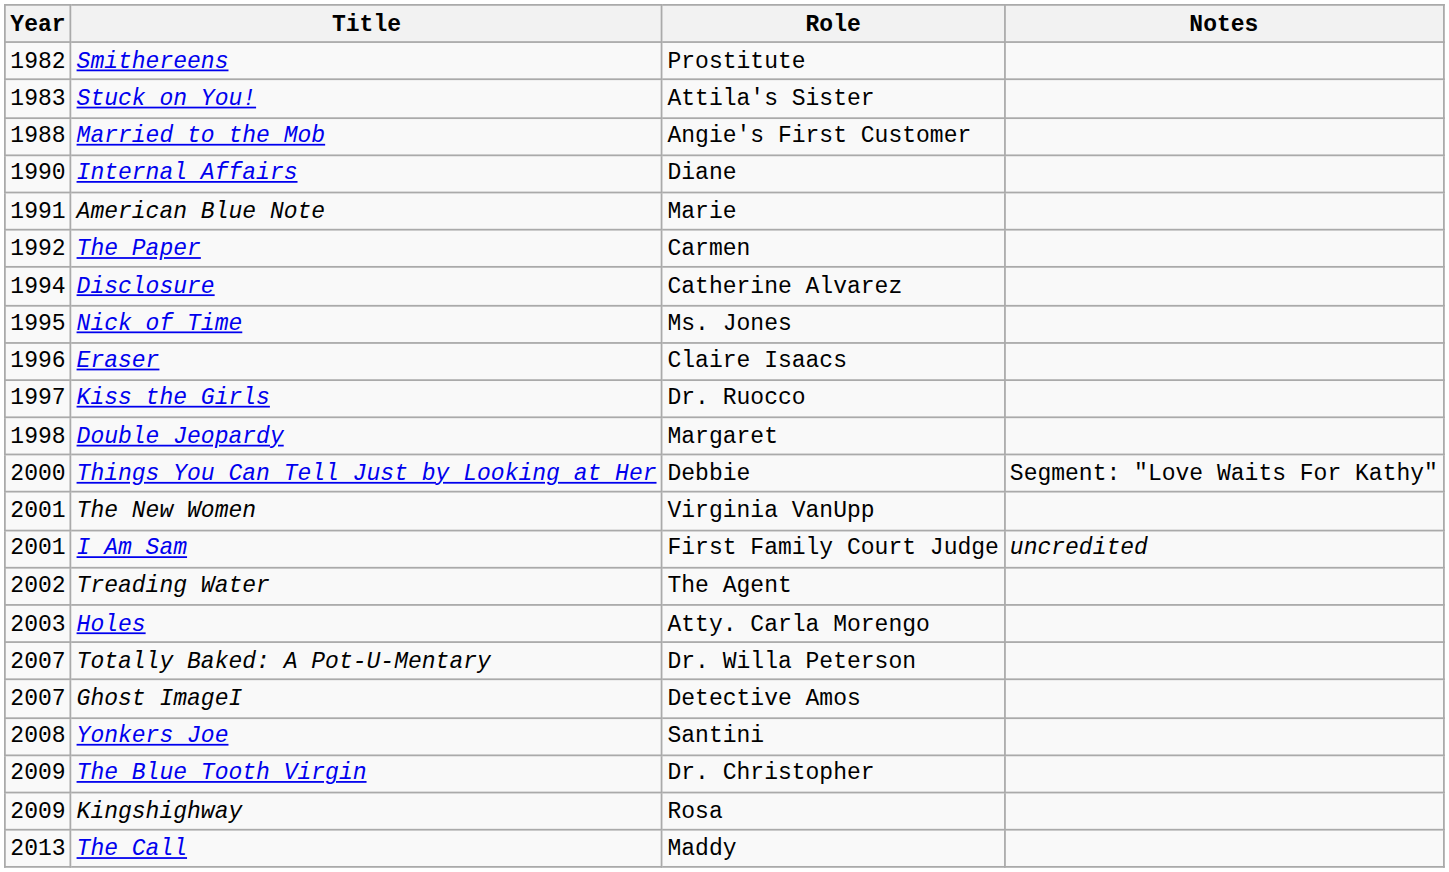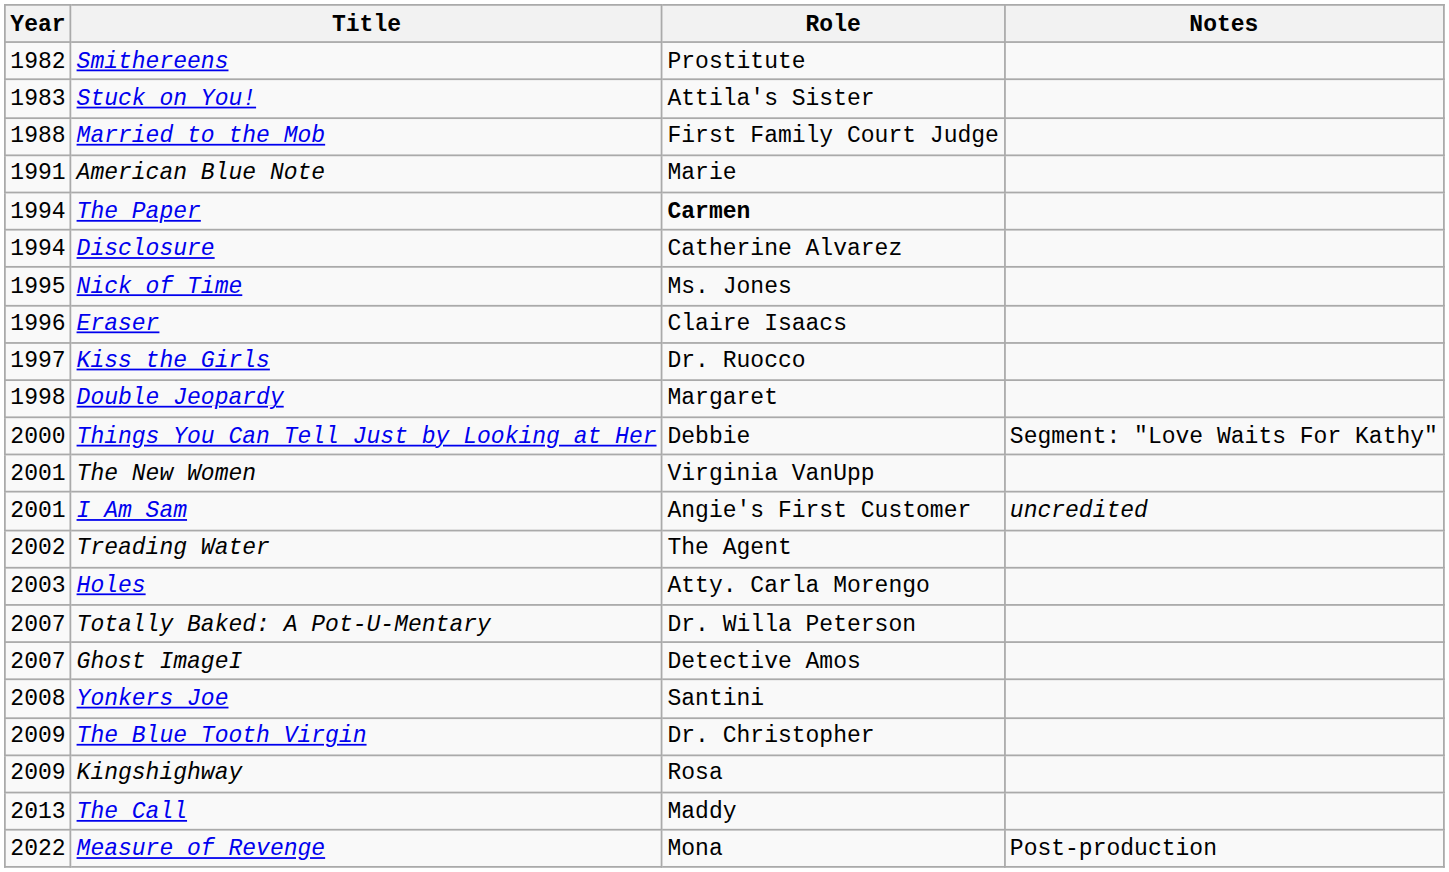(819, 136) Angie's First Customer -> (833, 136) First Family Court Judge
- row: (187, 174)
(38, 249) 1992 -> (38, 211) 1994
(709, 249) normal -> (709, 211) bold
(833, 549) First Family Court Judge -> (819, 511) Angie's First Customer
+ row: (201, 849)
